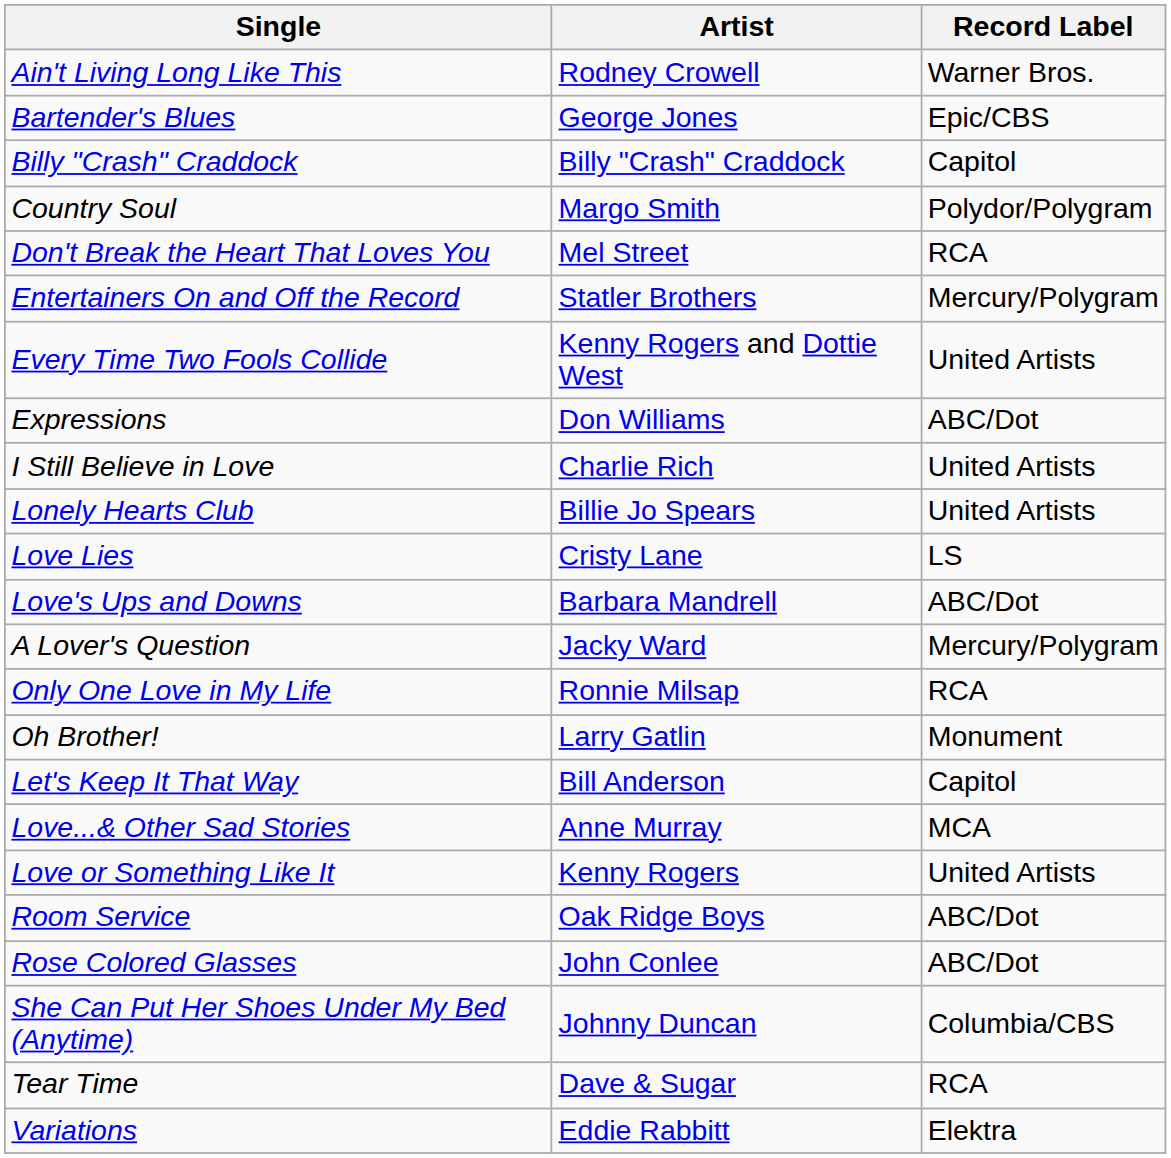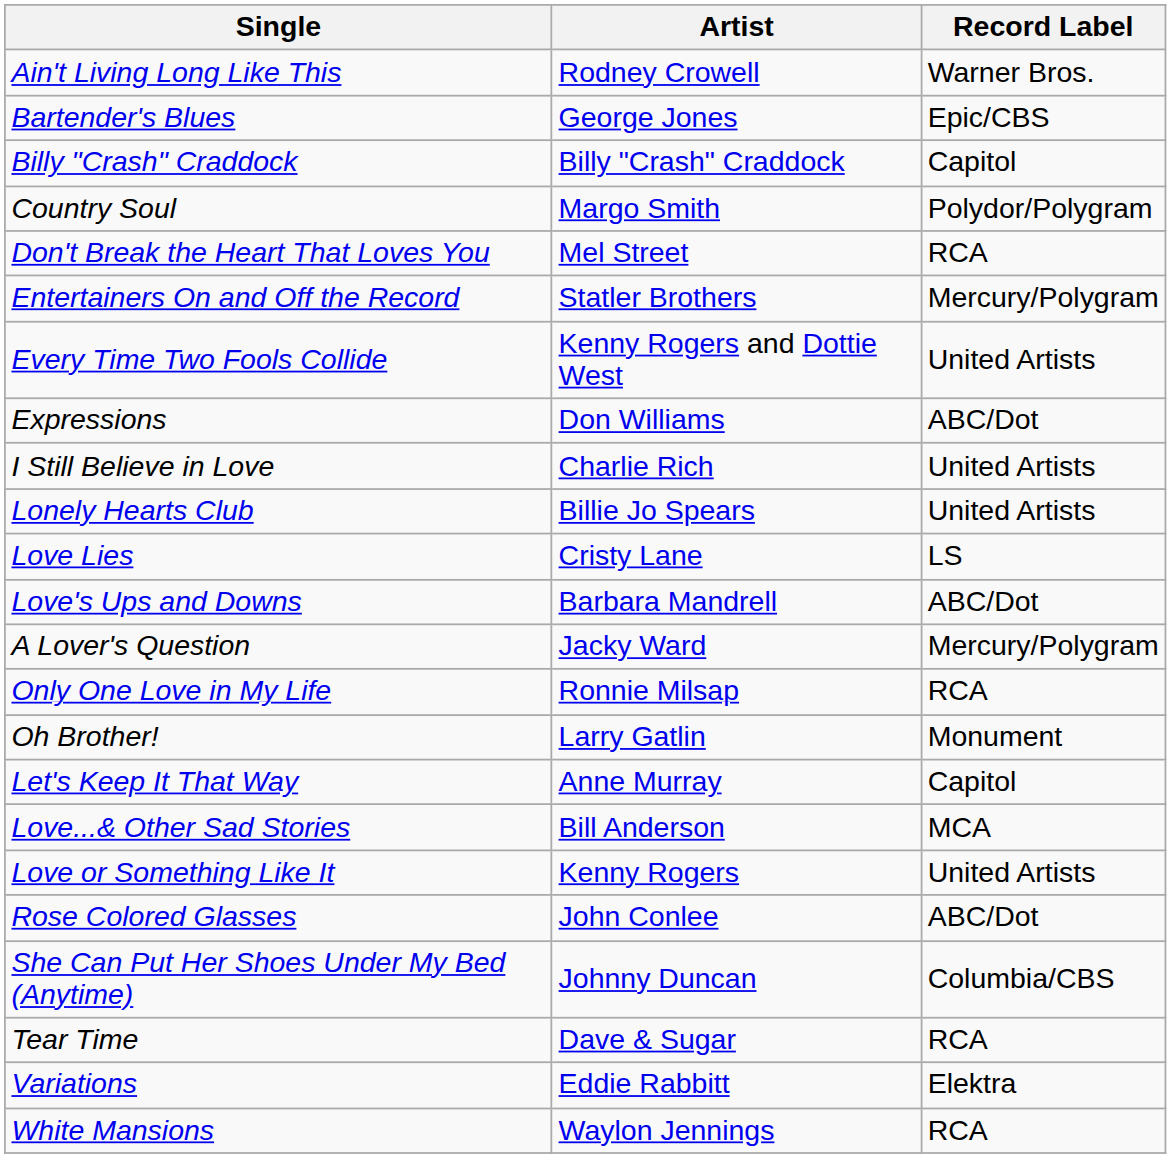(642, 781) Bill Anderson -> (640, 781) Anne Murray
(640, 826) Anne Murray -> (642, 826) Bill Anderson
- row: (101, 917)
+ row: (113, 1130)
